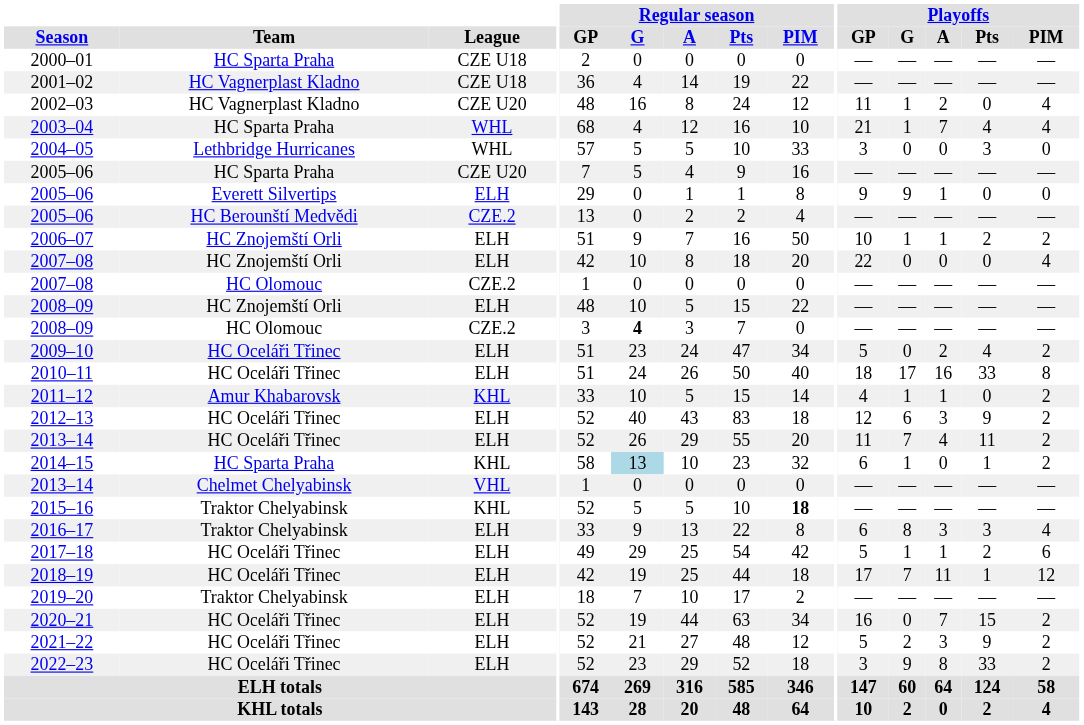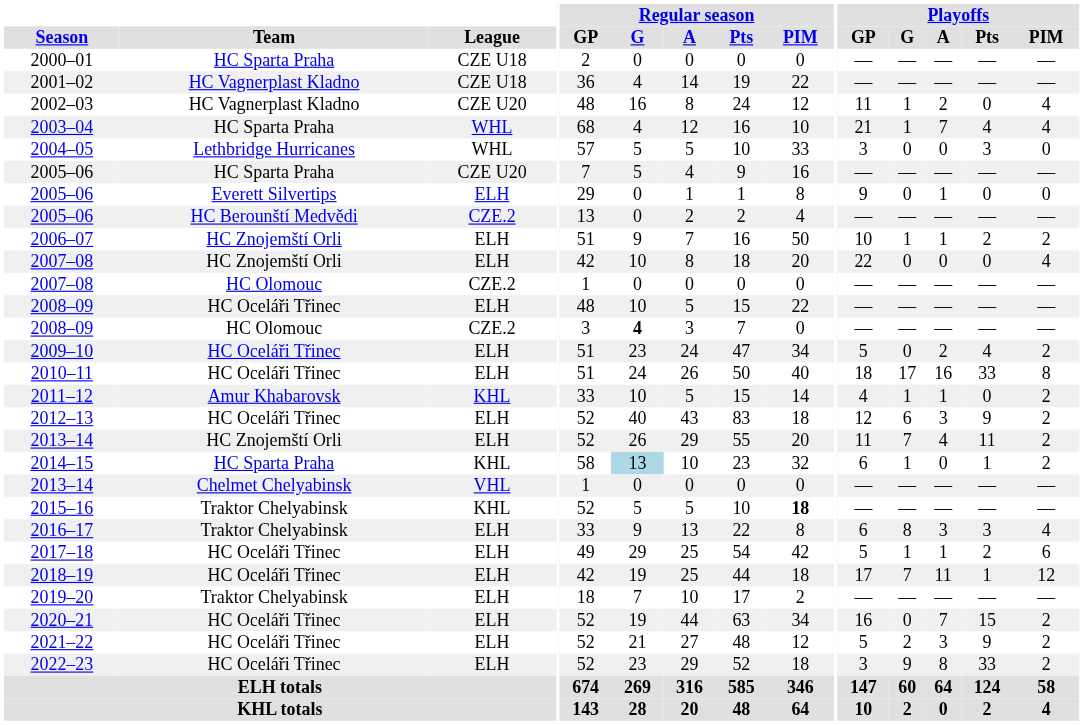(907, 194) 9 -> (907, 194) 0
(274, 306) HC Znojemští Orli -> (274, 306) HC Oceláři Třinec
(274, 440) HC Oceláři Třinec -> (274, 440) HC Znojemští Orli
